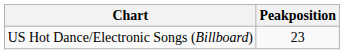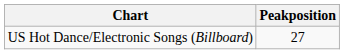(298, 37) 23 -> (298, 37) 27
